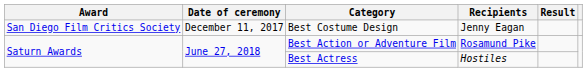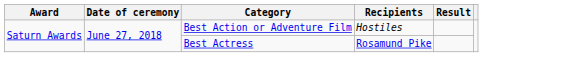- row: (343, 28)
(498, 44) Rosamund Pike -> (380, 28) Hostiles
(484, 59) Hostiles -> (394, 44) Rosamund Pike
